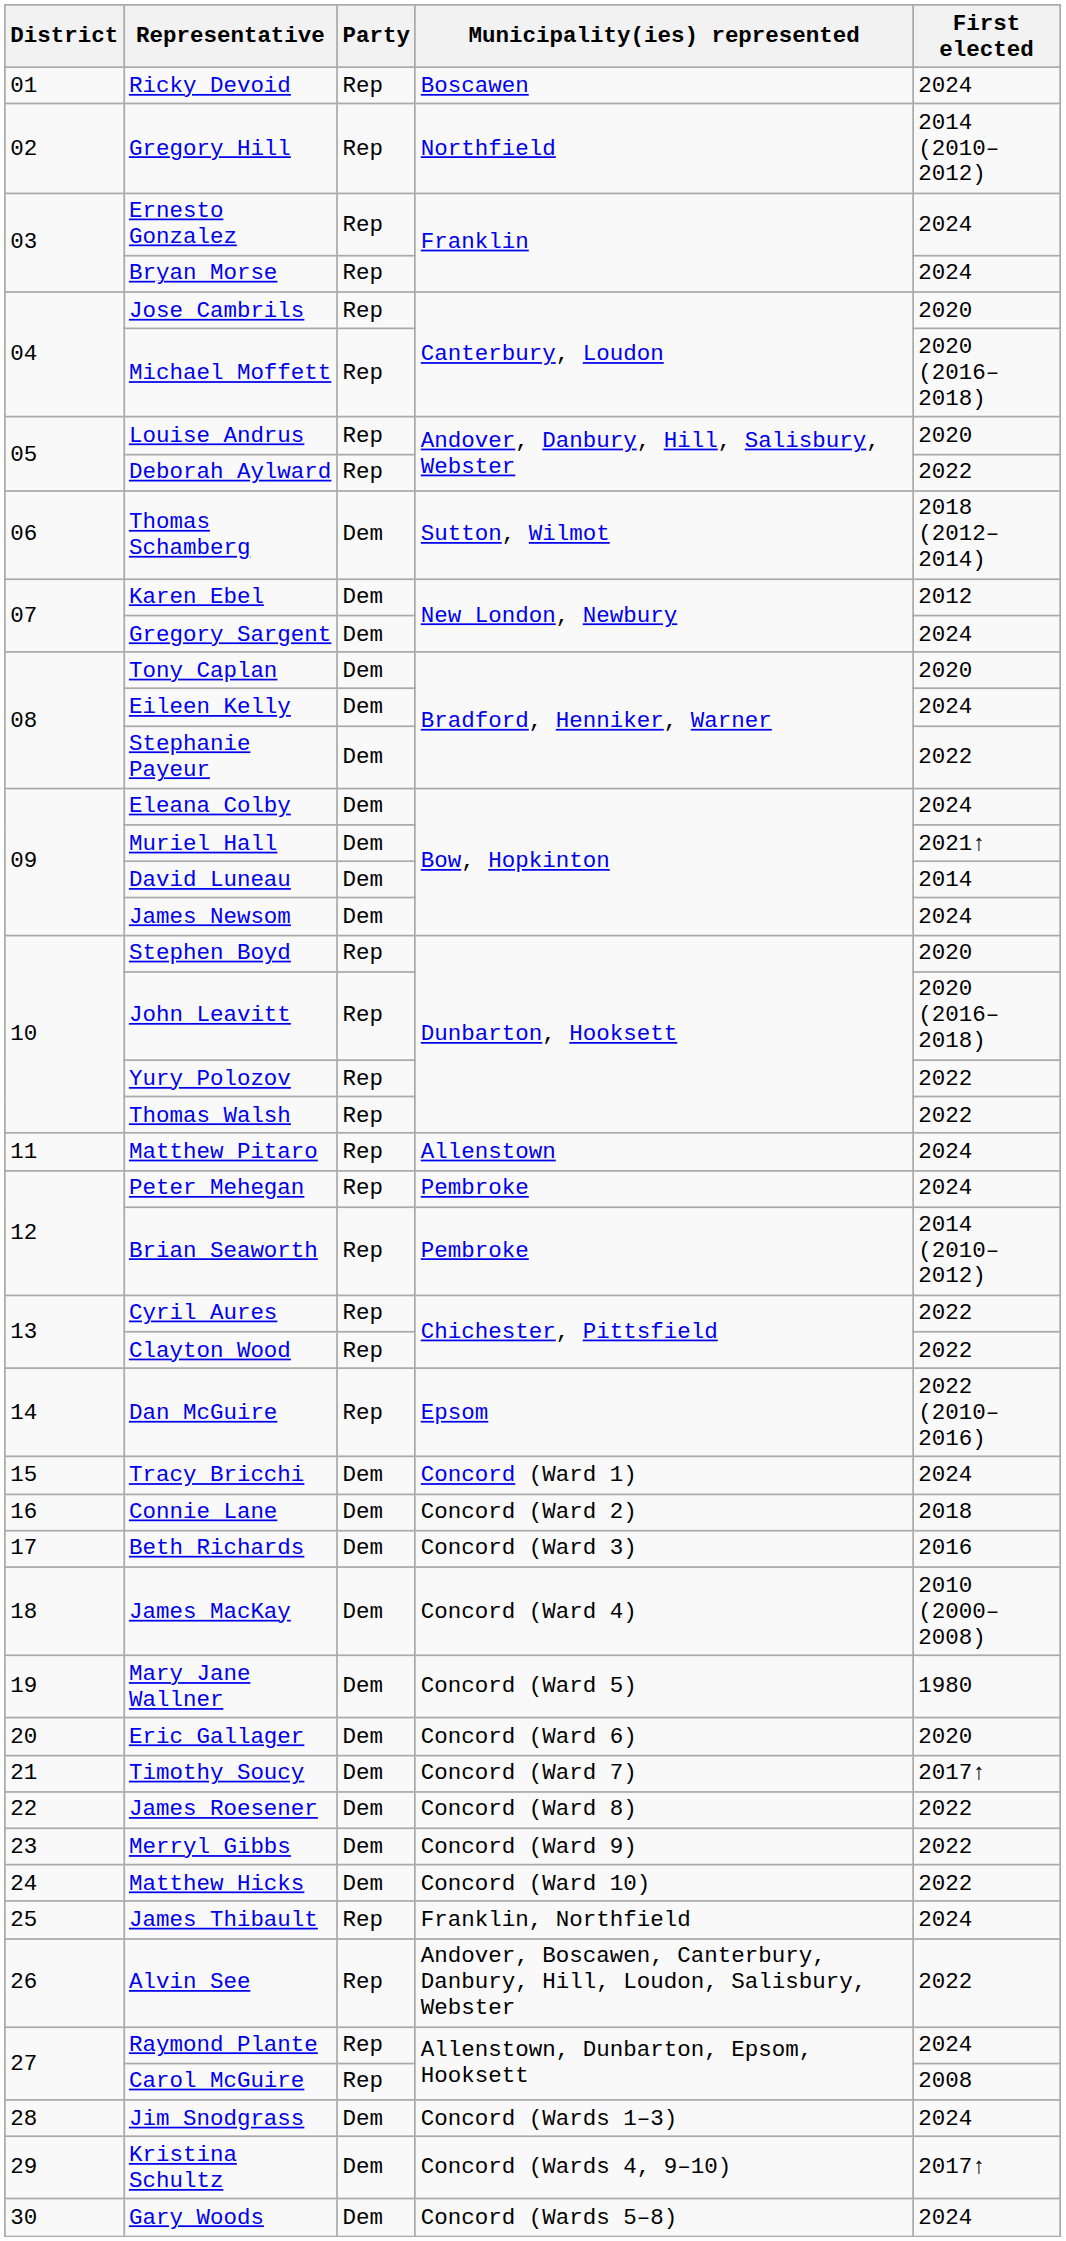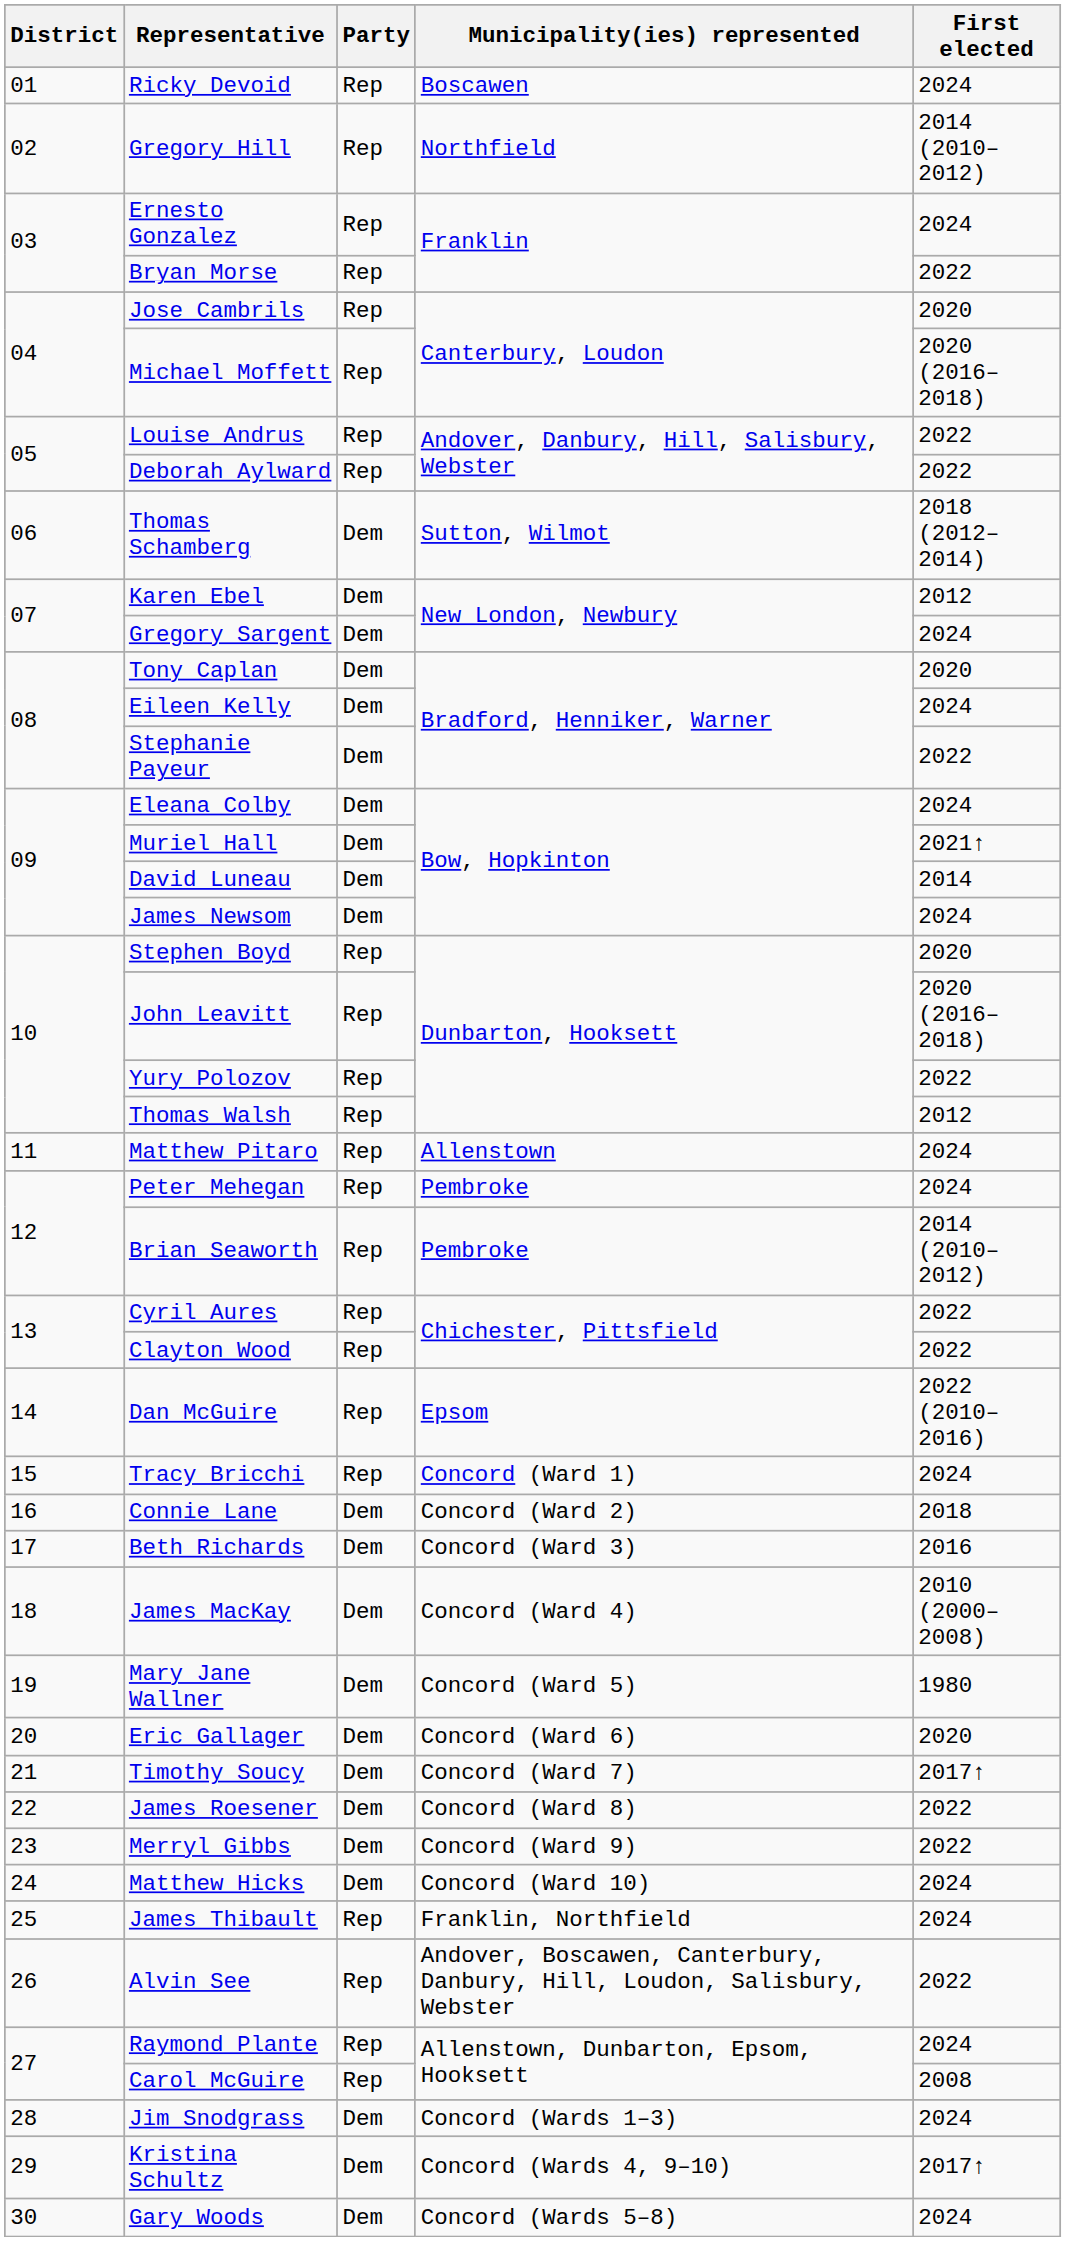(945, 274) 2024 -> (945, 274) 2022
(945, 435) 2020 -> (945, 435) 2022
(945, 1115) 2022 -> (945, 1115) 2012
(363, 1475) Dem -> (363, 1475) Rep
(945, 1883) 2022 -> (945, 1883) 2024
